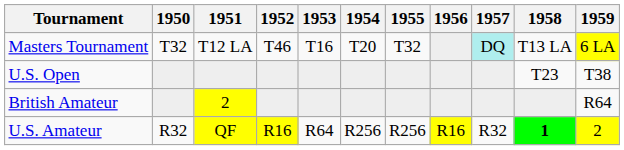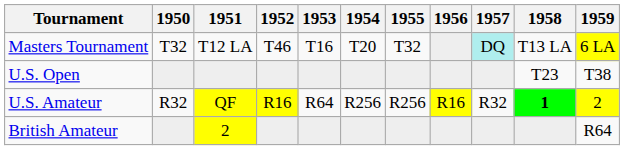rows swapped: (55, 131) <-> (63, 102)
